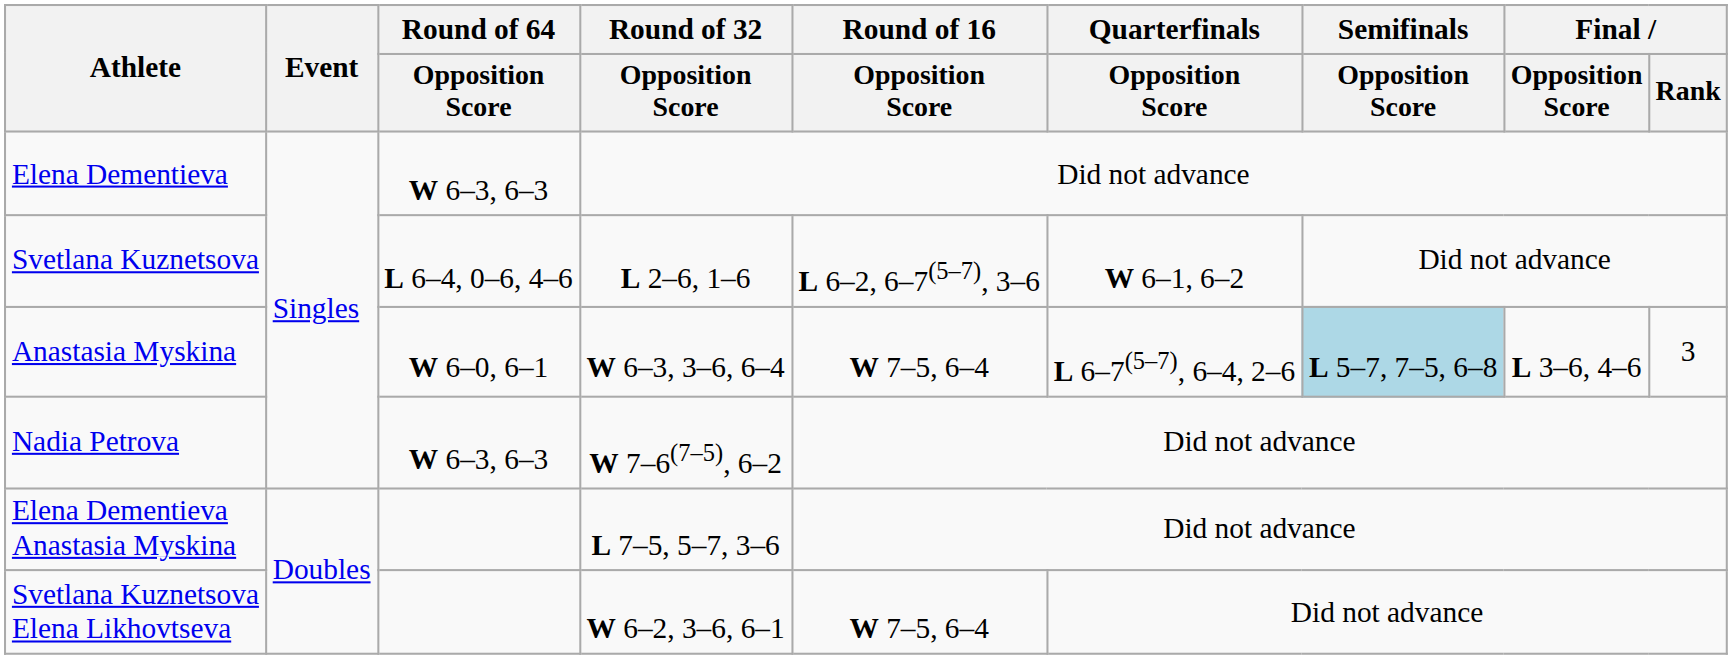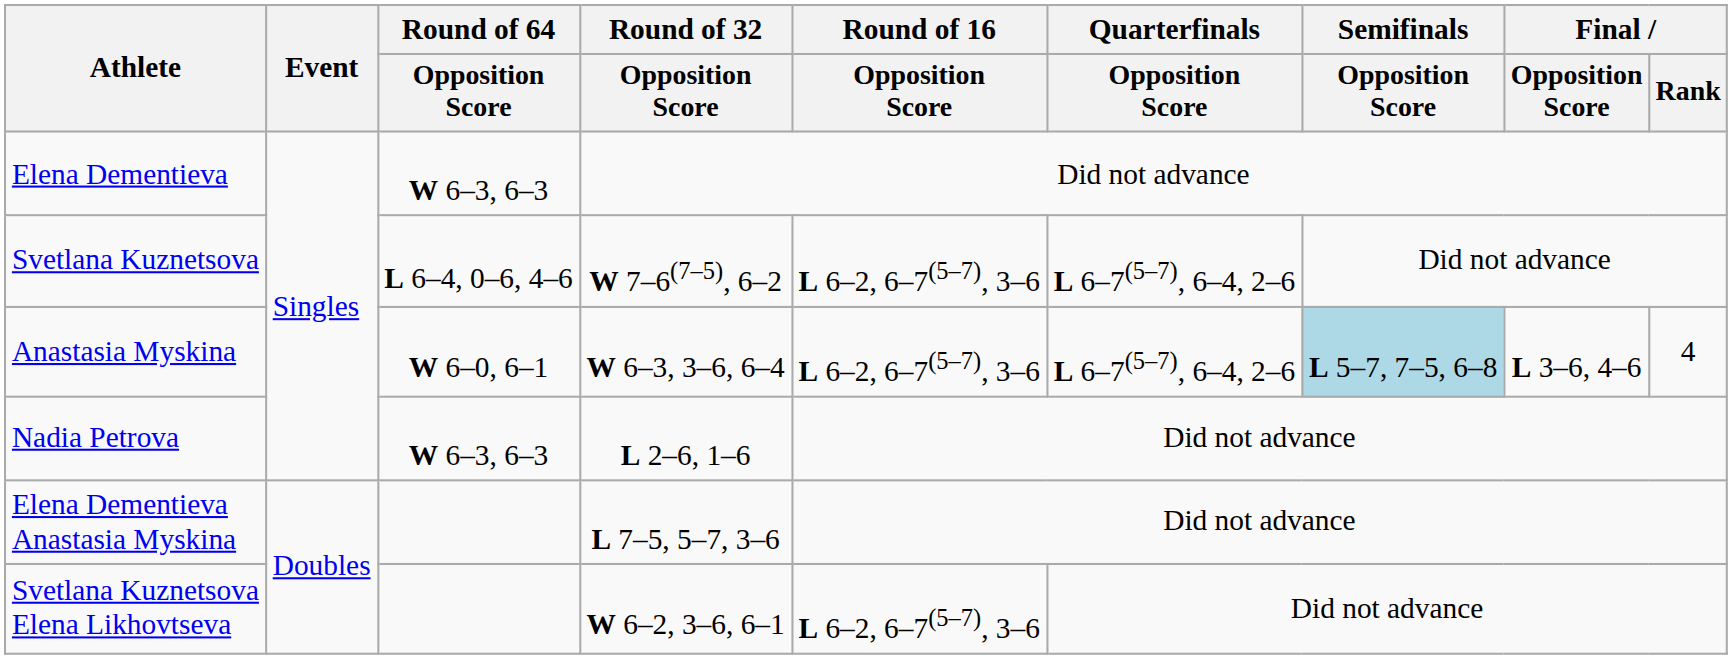(686, 277) L 2–6, 1–6 -> (686, 277) W 7–6(7–5), 6–2
(1174, 277) W 6–1, 6–2 -> (1174, 277) L 6–7(5–7), 6–4, 2–6
(919, 368) W 7–5, 6–4 -> (919, 368) L 6–2, 6–7(5–7), 3–6
(1688, 351) 3 -> (1688, 351) 4
(686, 459) W 7–6(7–5), 6–2 -> (686, 455) L 2–6, 1–6
(919, 629) W 7–5, 6–4 -> (919, 625) L 6–2, 6–7(5–7), 3–6
